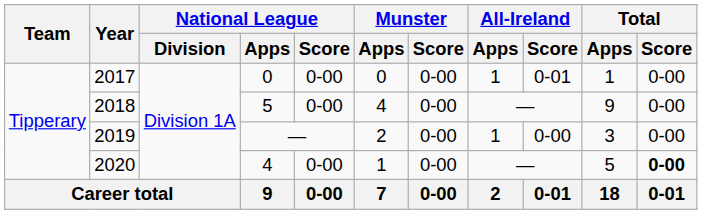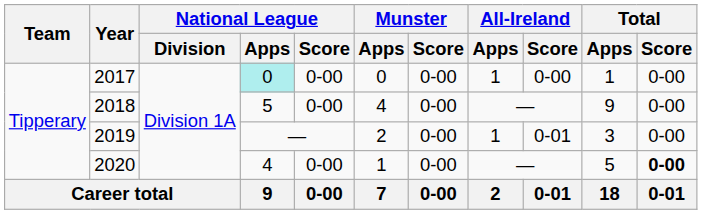(267, 77) no background -> (267, 77) paleturquoise background
(553, 77) 0-01 -> (553, 77) 0-00
(553, 135) 0-00 -> (553, 135) 0-01
